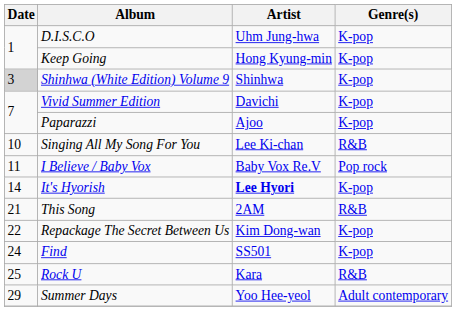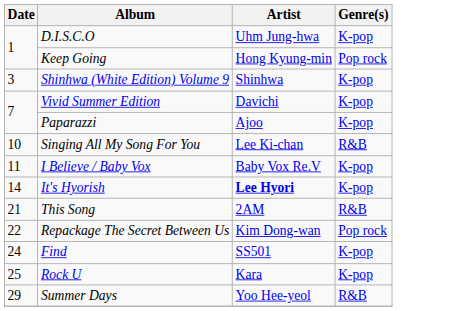(356, 58) K-pop -> (363, 58) Pop rock
(11, 79) lightgrey background -> (11, 79) no background
(363, 166) Pop rock -> (356, 166) K-pop
(356, 230) K-pop -> (363, 230) Pop rock
(353, 274) R&B -> (356, 274) K-pop
(393, 295) Adult contemporary -> (353, 295) R&B
